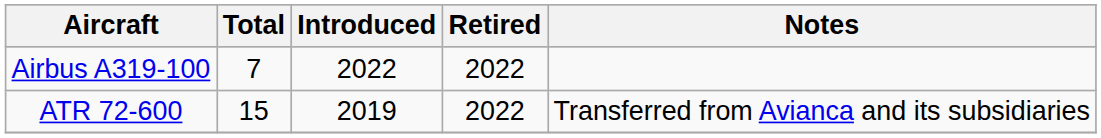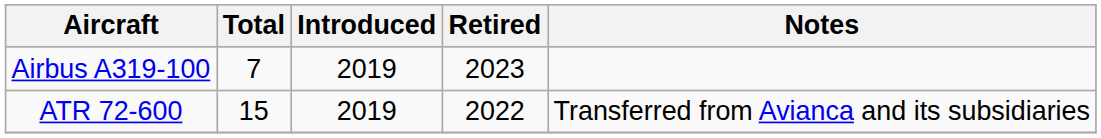(367, 68) 2022 -> (367, 68) 2019
(495, 68) 2022 -> (495, 68) 2023
